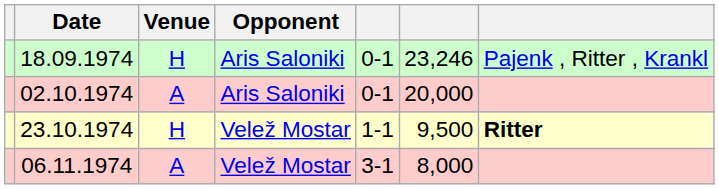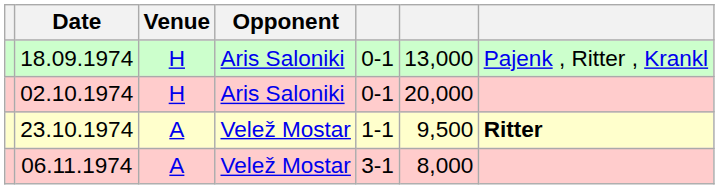(439, 58) 23,246 -> (439, 58) 13,000
(177, 93) A -> (177, 93) H
(177, 129) H -> (177, 129) A
